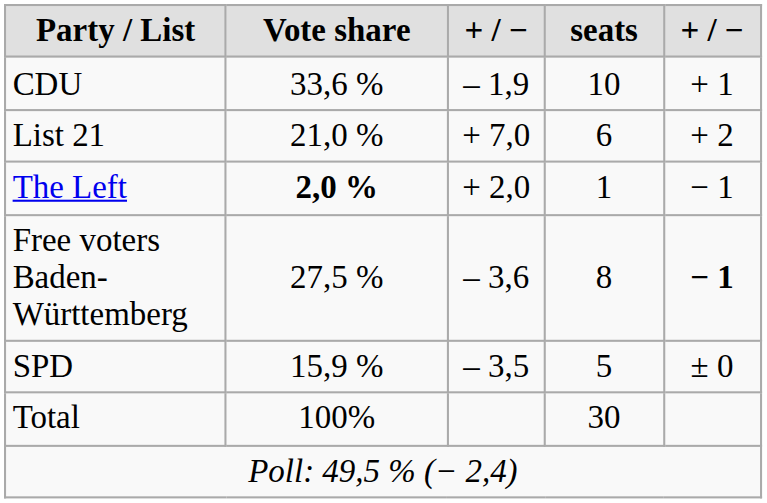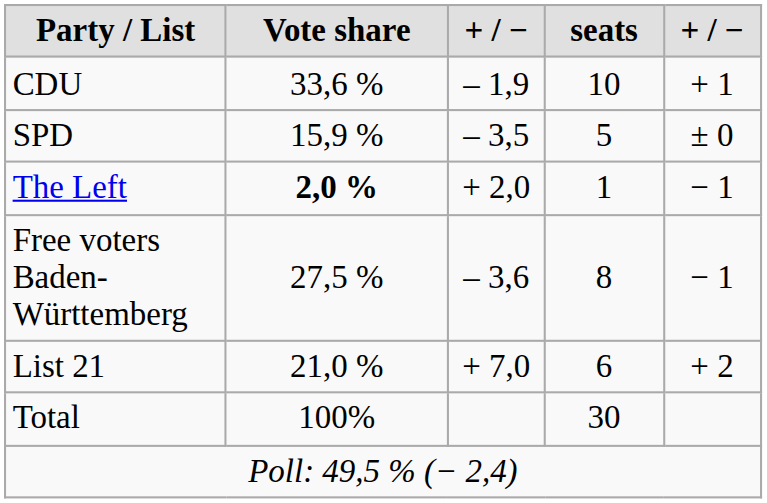rows swapped: (43, 366) <-> (59, 135)
(712, 276) bold -> (712, 276) normal
